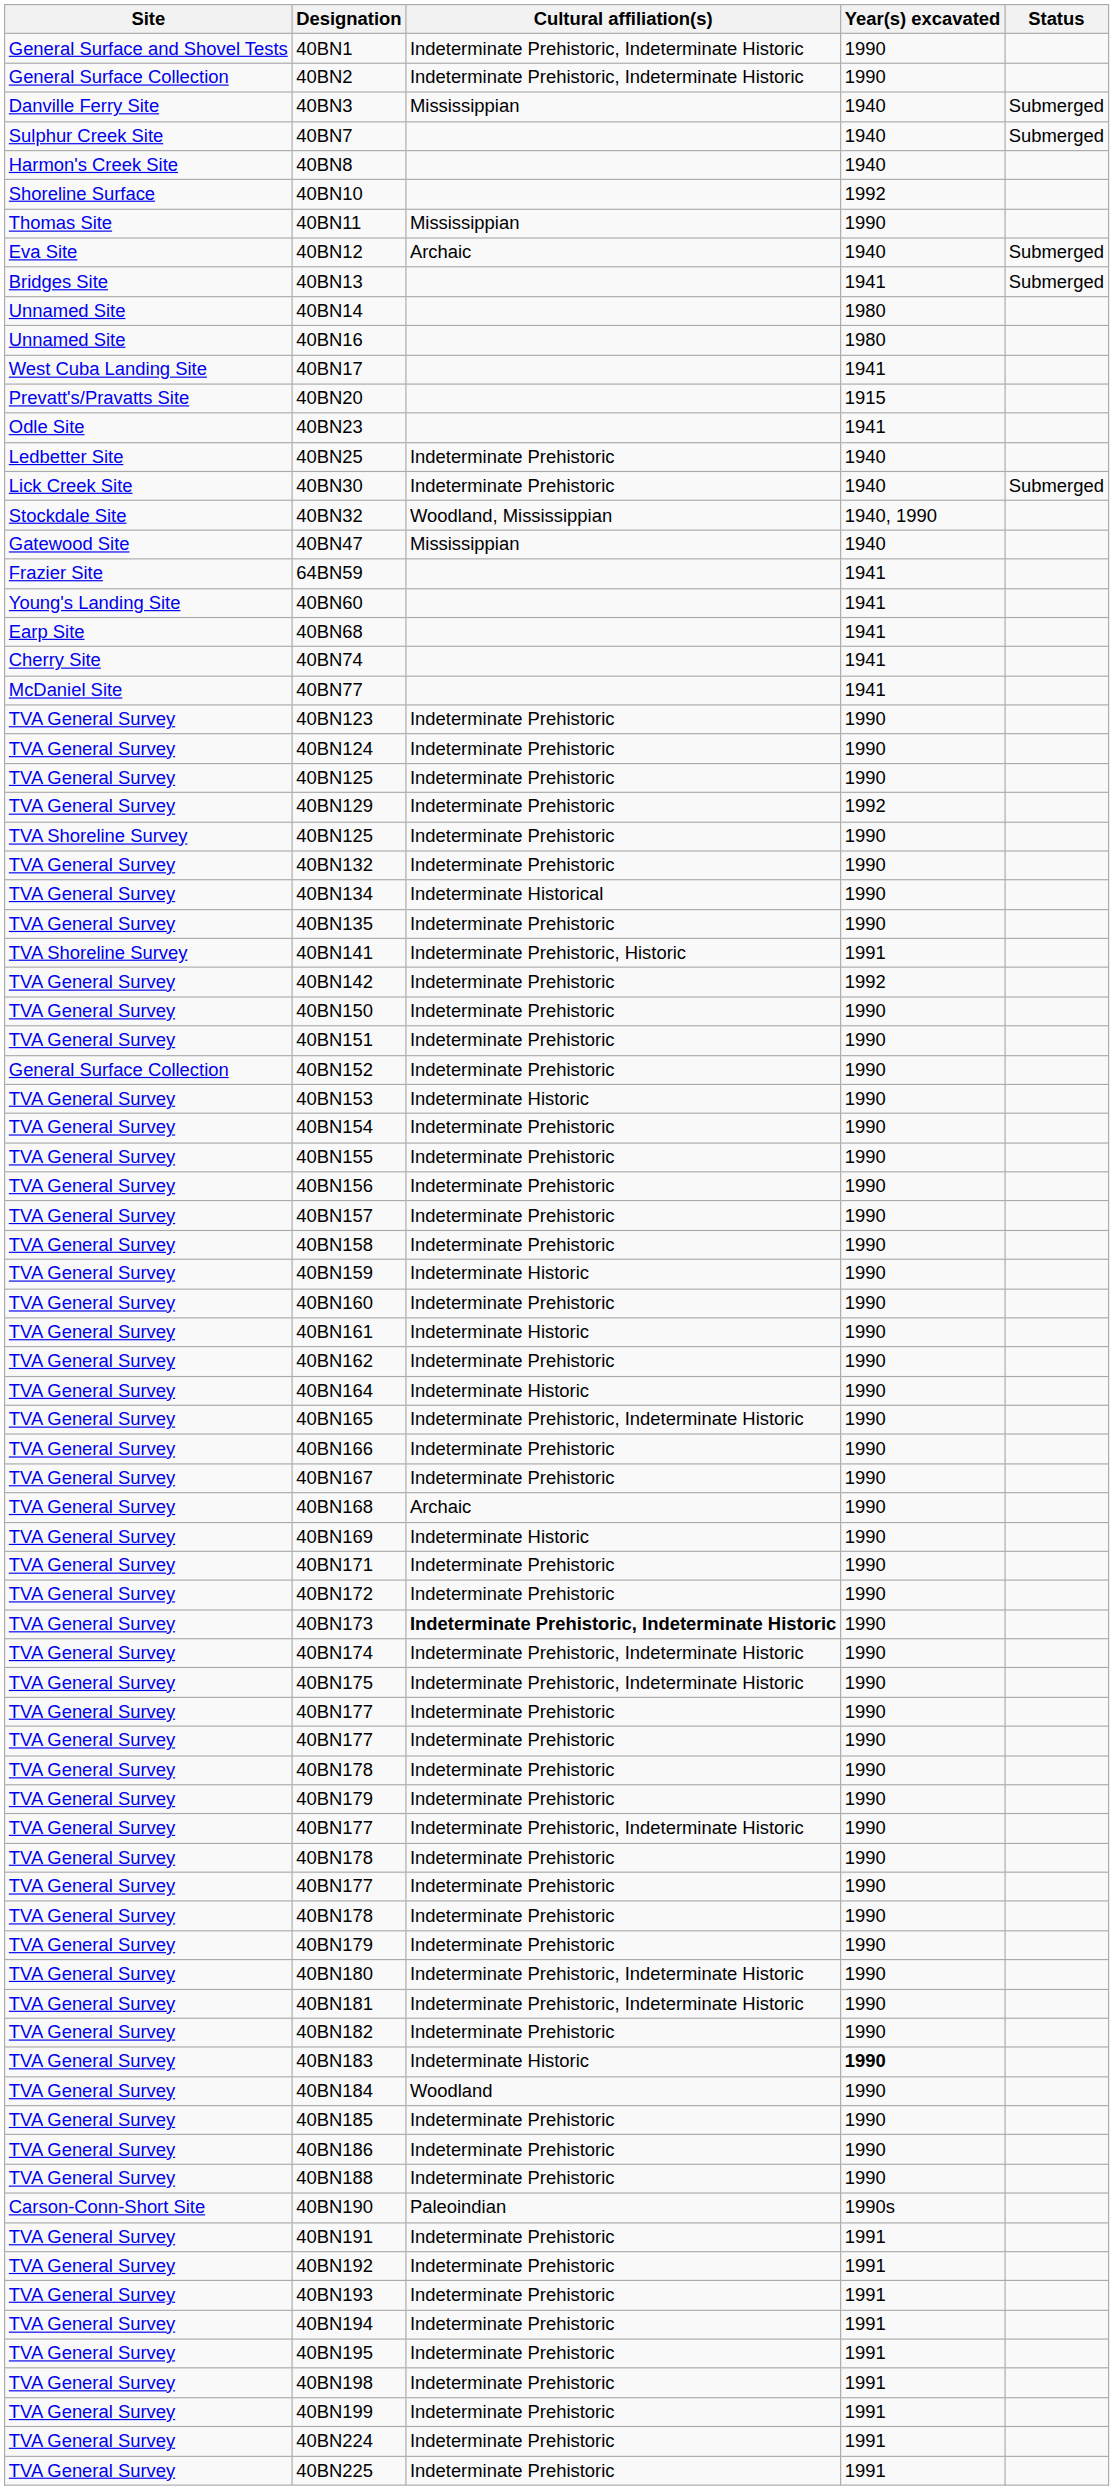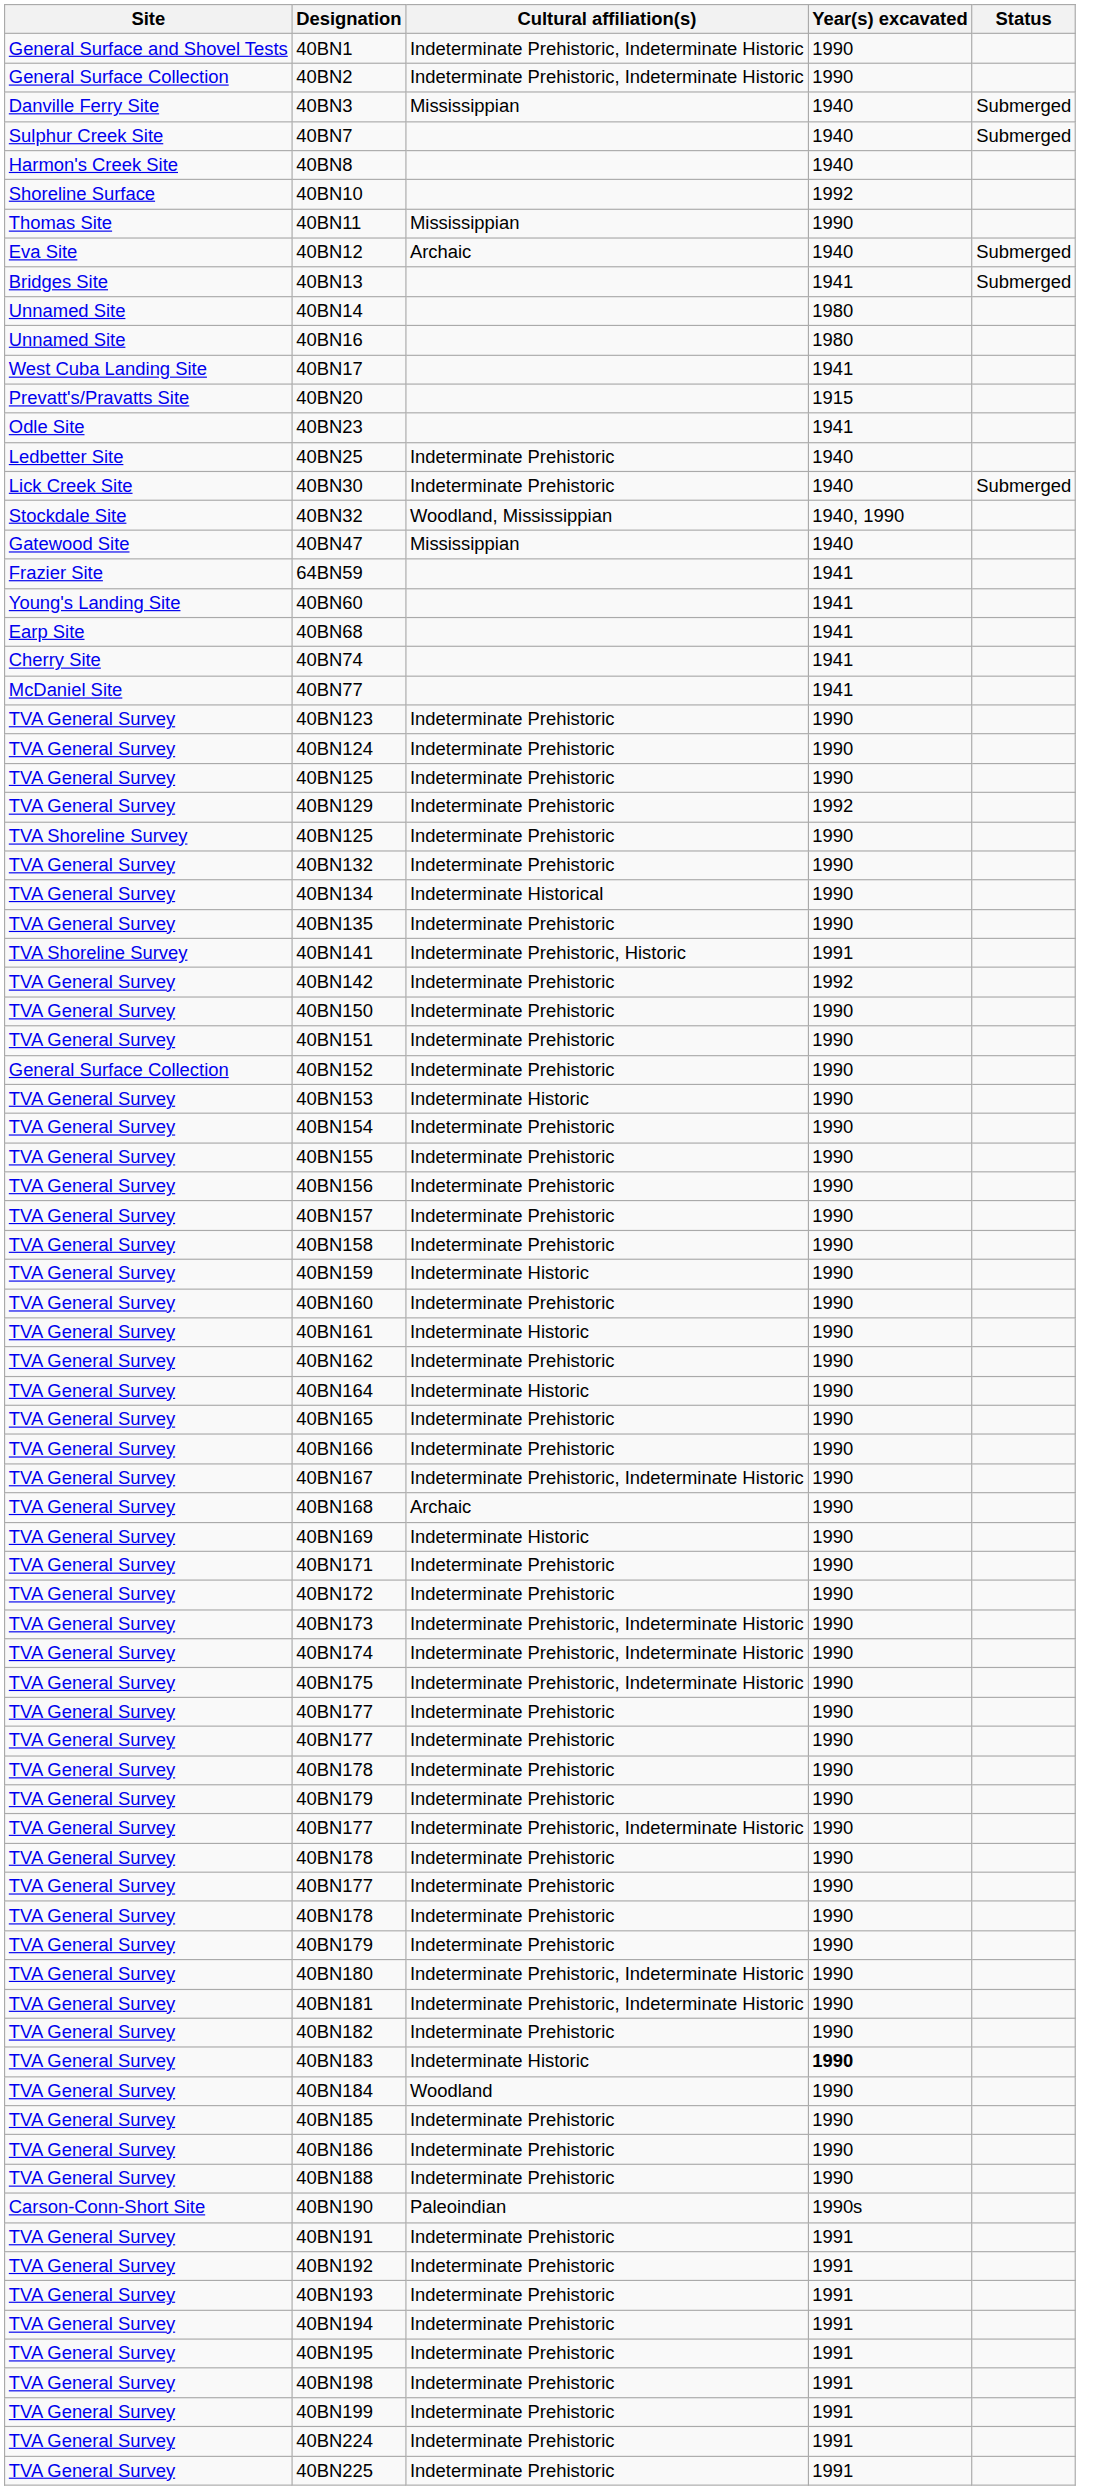(607, 1419) Indeterminate Prehistoric, Indeterminate Historic -> (512, 1419) Indeterminate Prehistoric
(512, 1478) Indeterminate Prehistoric -> (607, 1478) Indeterminate Prehistoric, Indeterminate Historic
(623, 1624) bold -> (607, 1624) normal
